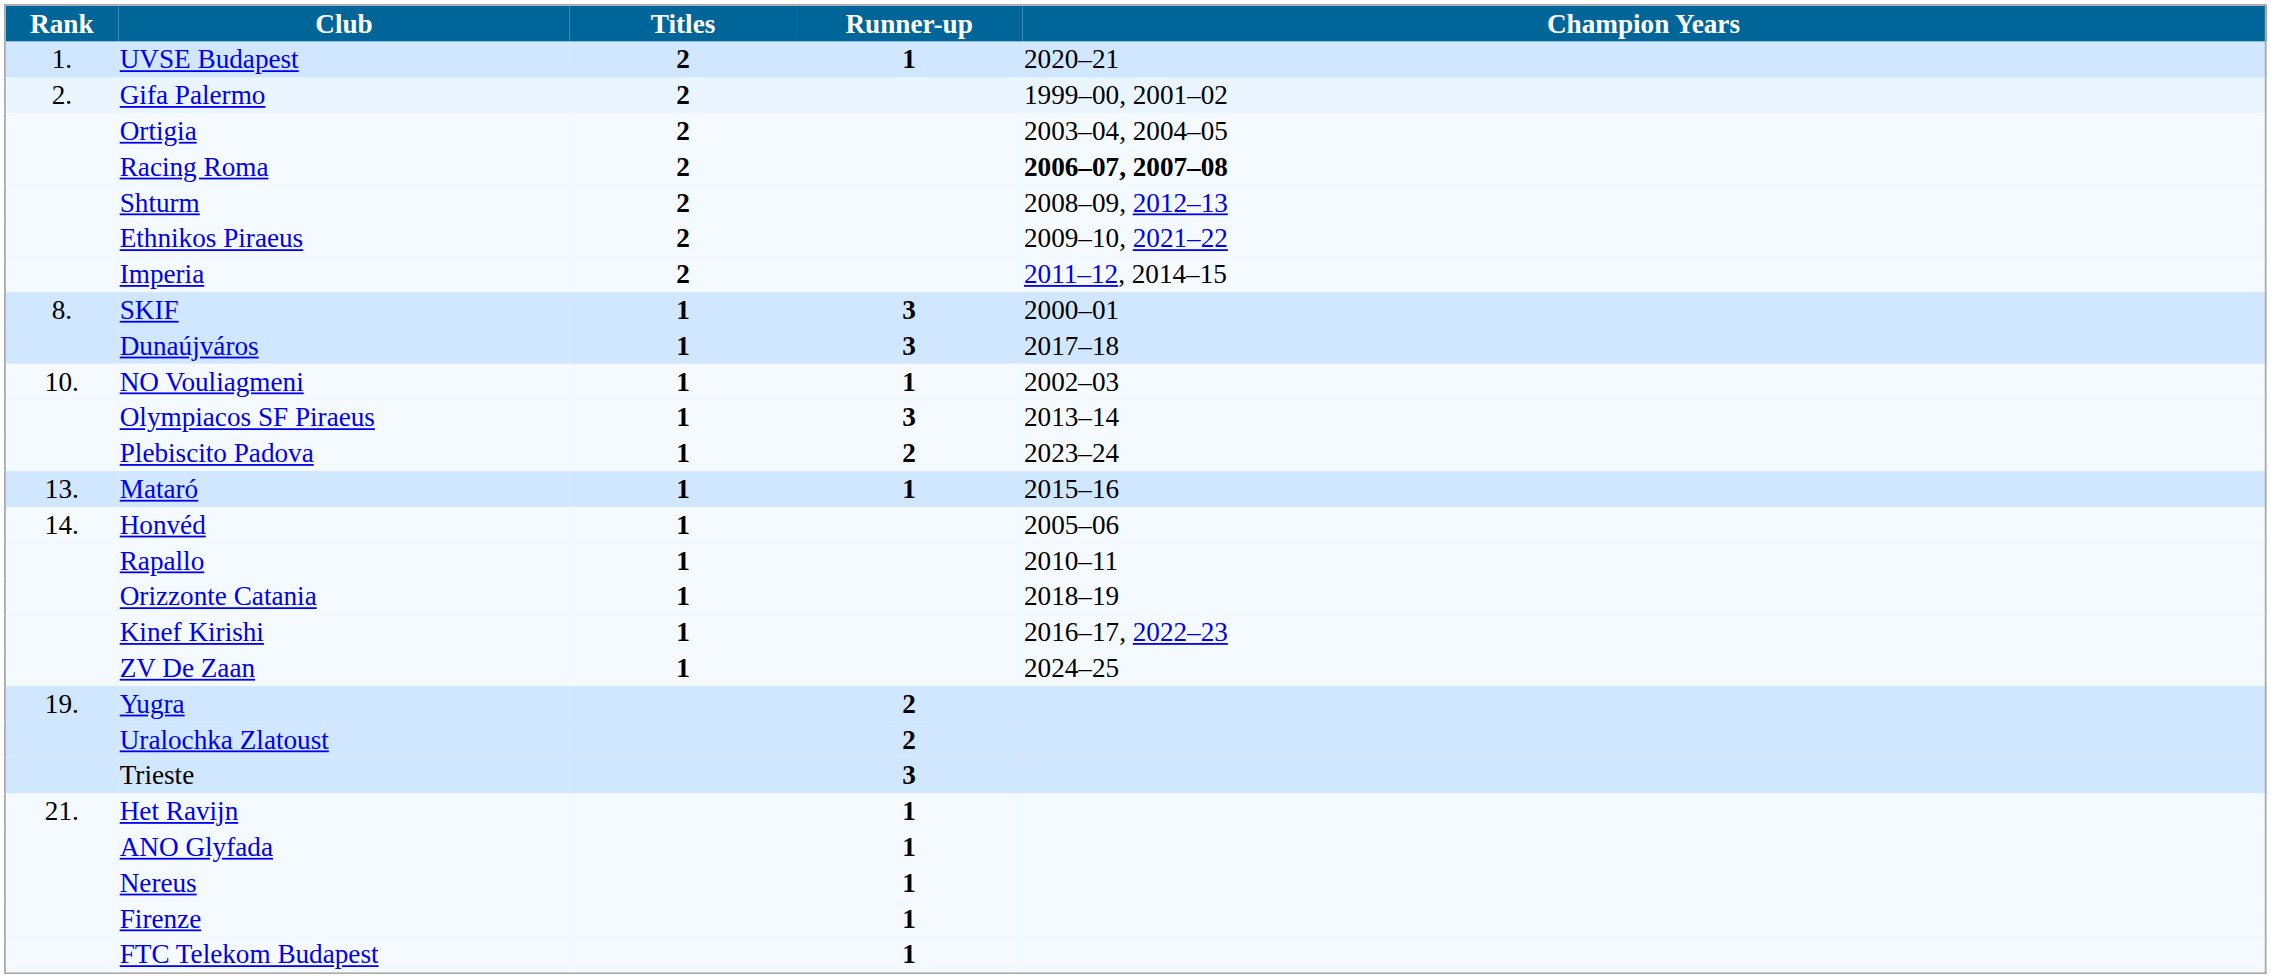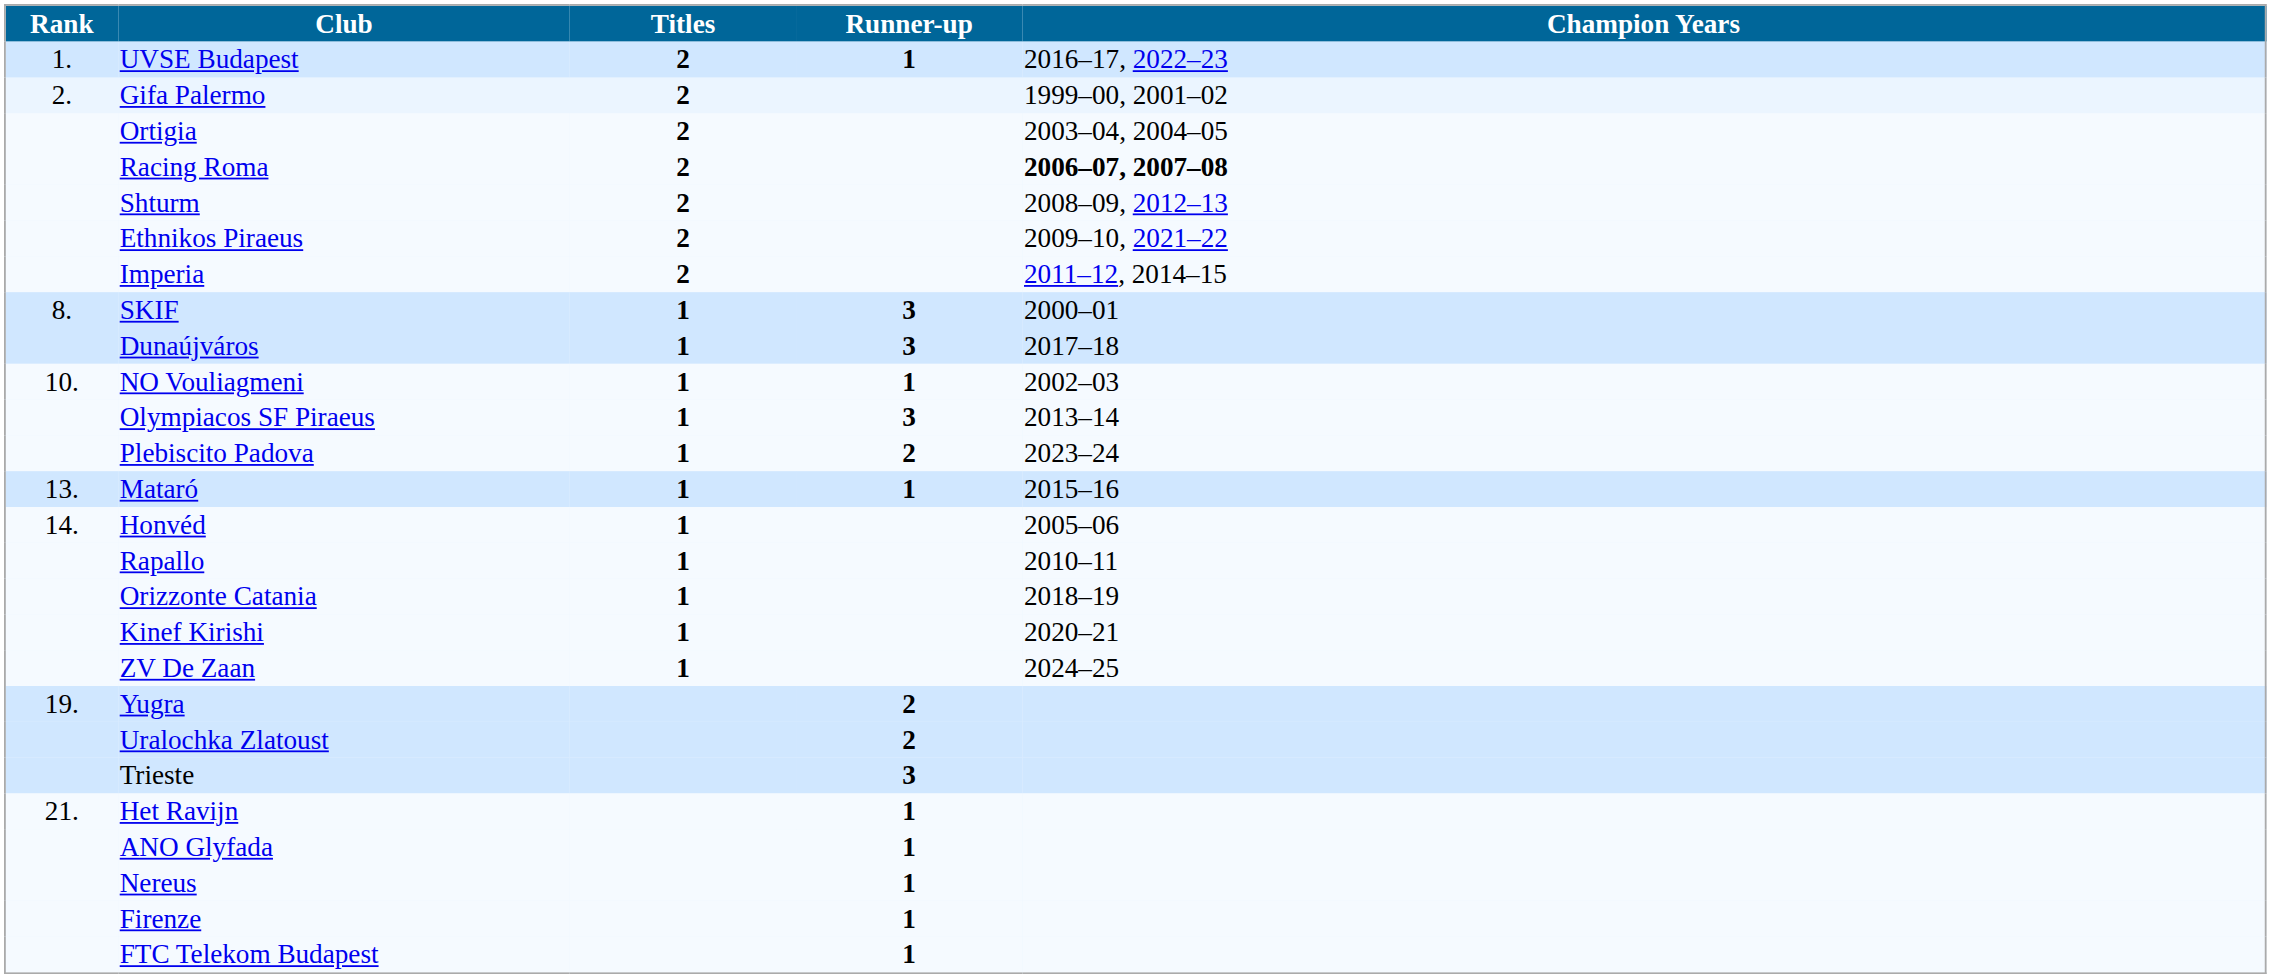(1072, 59) 2020–21 -> (1126, 59) 2016–17, 2022–23
(1126, 631) 2016–17, 2022–23 -> (1072, 631) 2020–21
